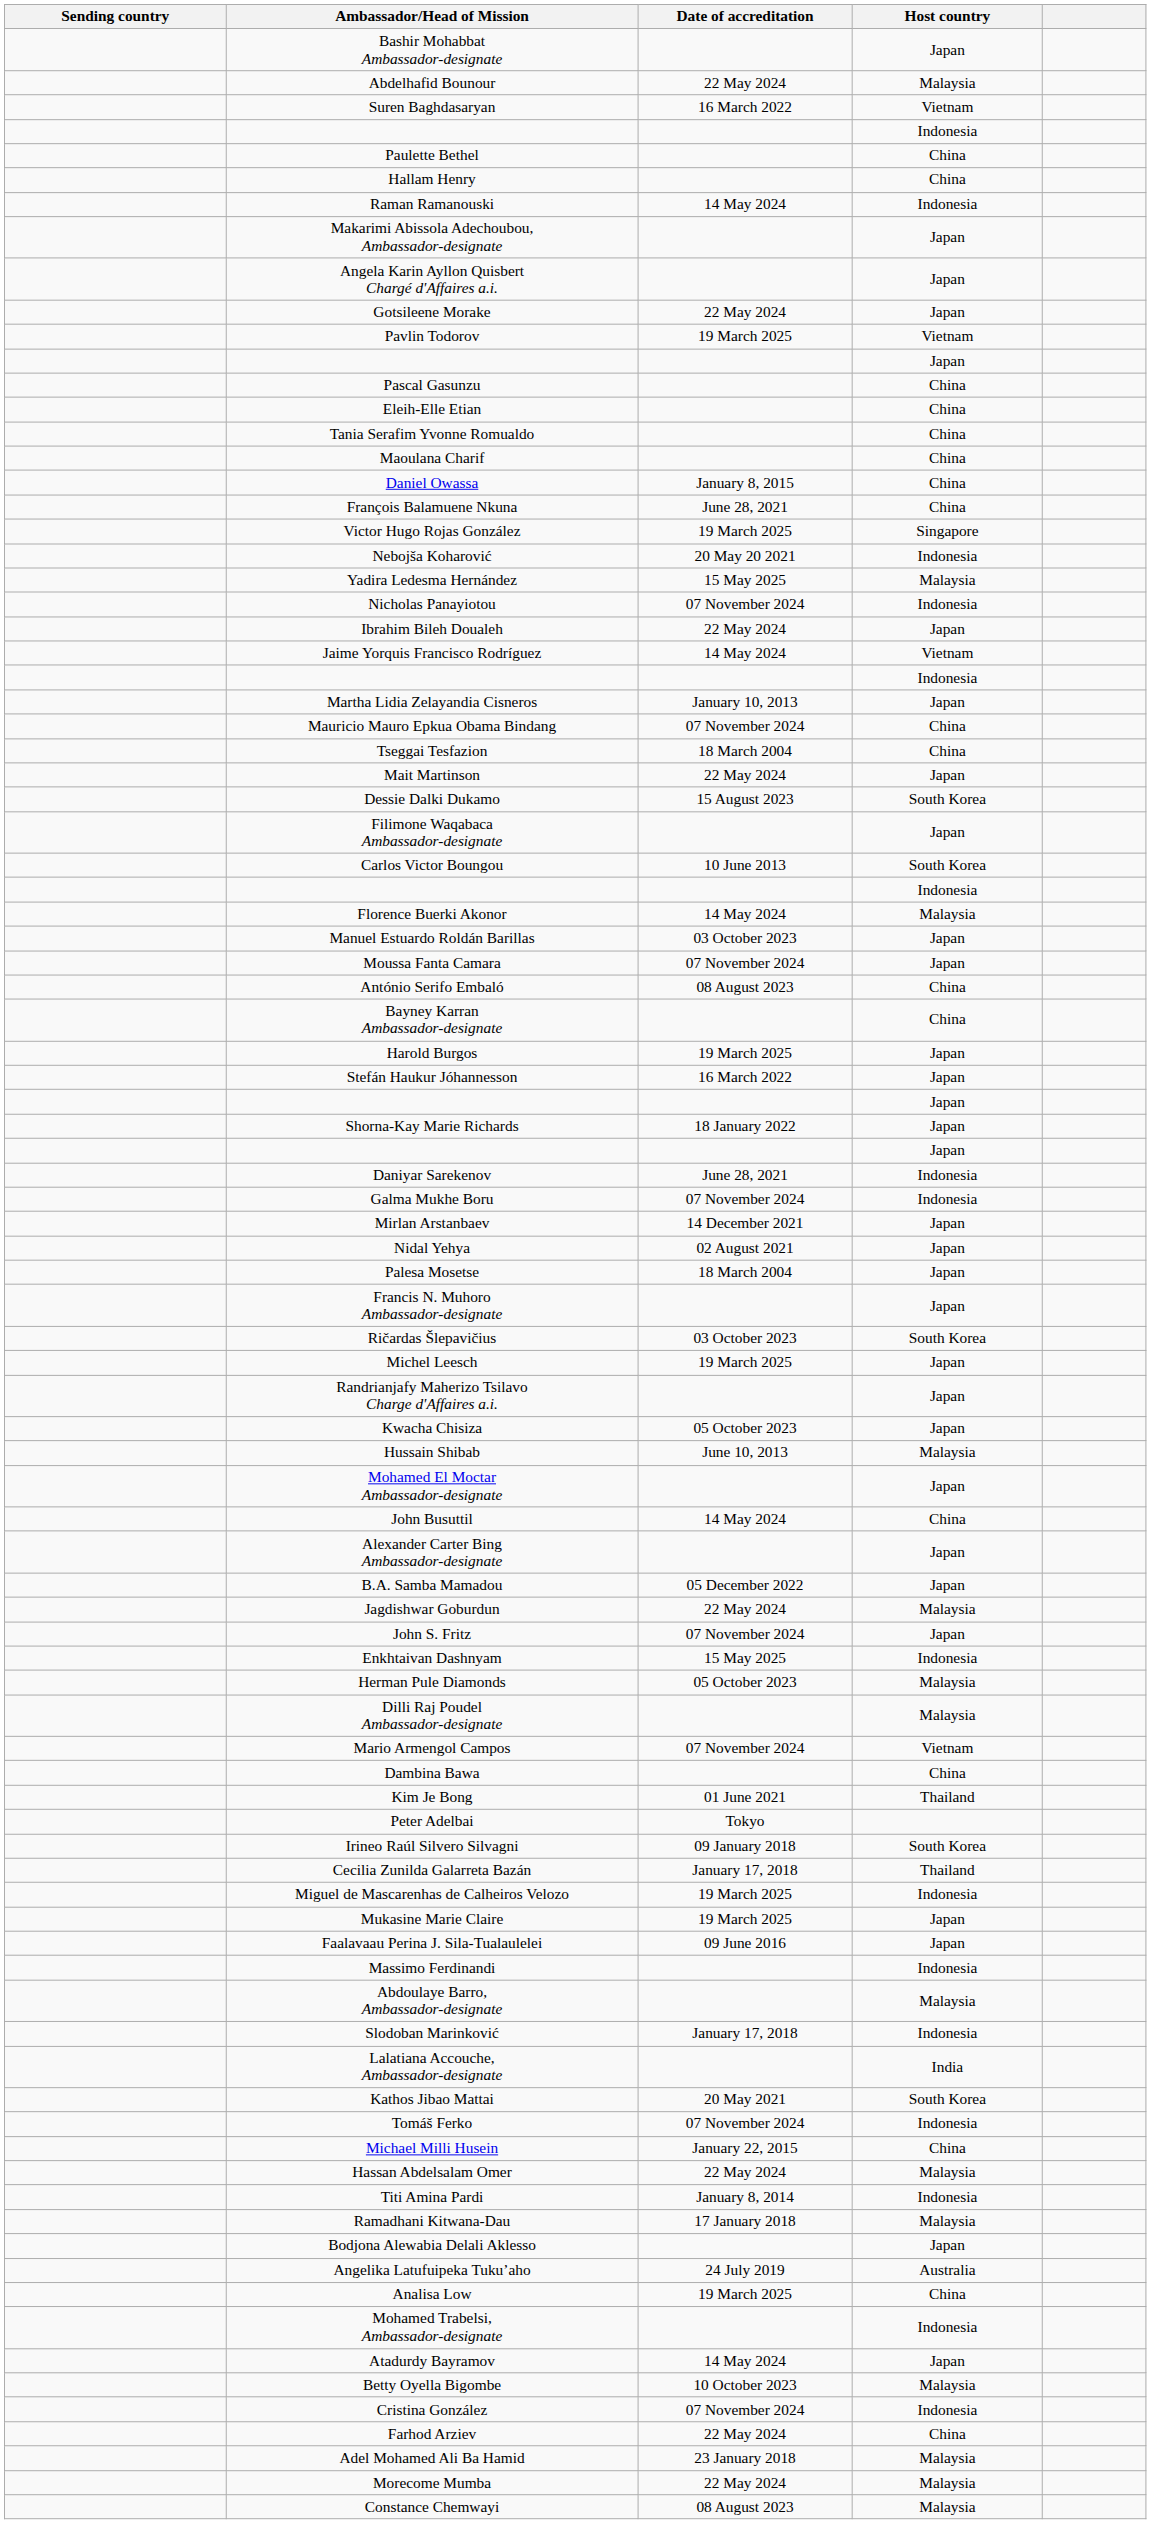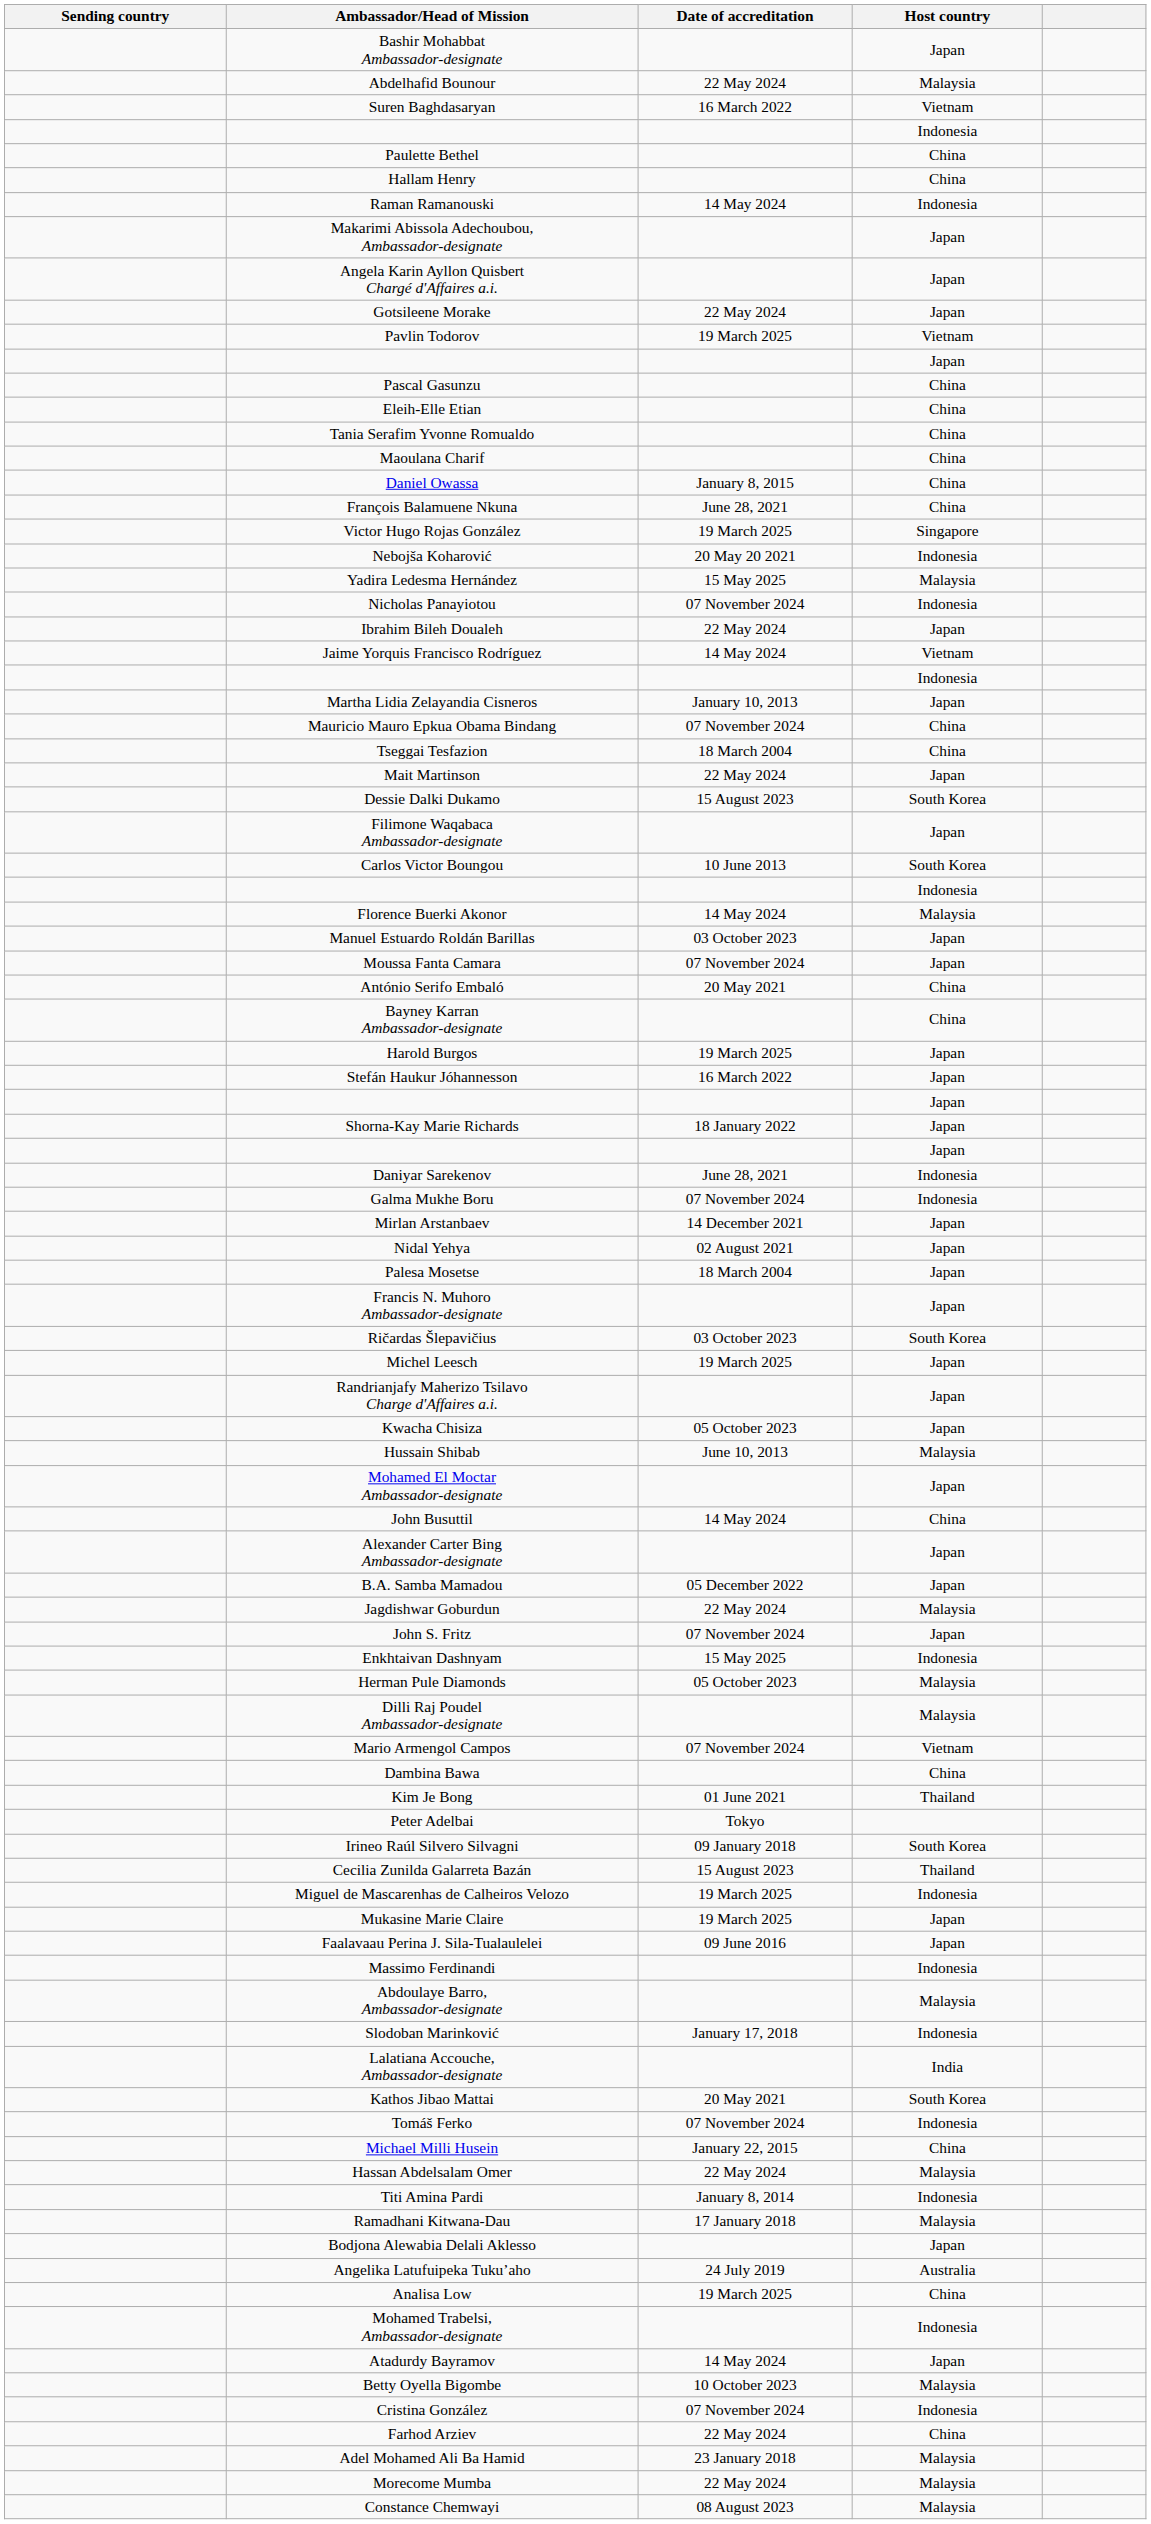(745, 987) 08 August 2023 -> (745, 987) 20 May 2021
(745, 1870) January 17, 2018 -> (745, 1870) 15 August 2023
